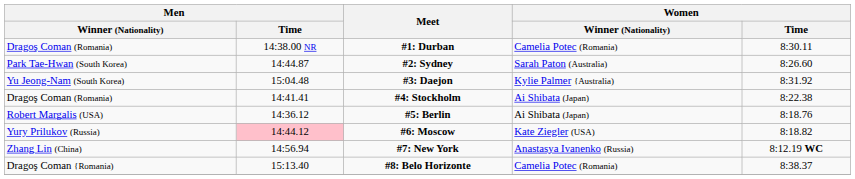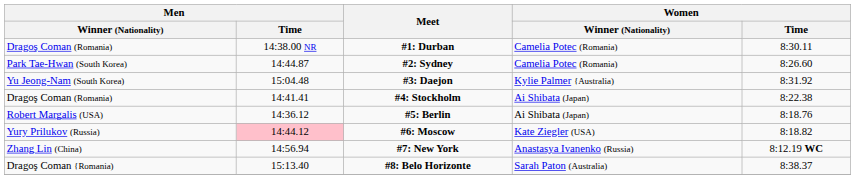(561, 64) Sarah Paton (Australia) -> (566, 64) Camelia Potec (Romania)
(566, 166) Camelia Potec (Romania) -> (561, 166) Sarah Paton (Australia)
